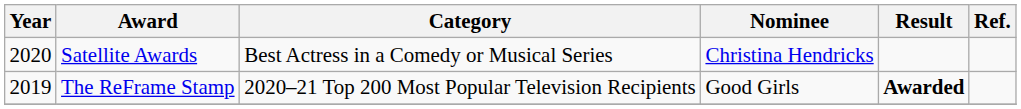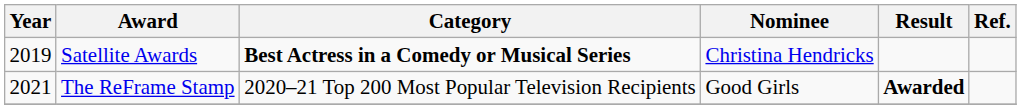(30, 54) 2020 -> (30, 54) 2019
(428, 54) normal -> (437, 54) bold
(30, 87) 2019 -> (30, 87) 2021
